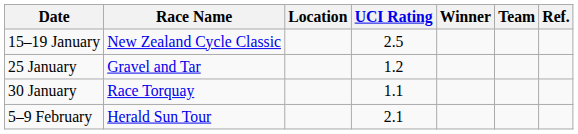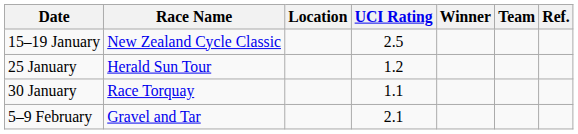(154, 66) Gravel and Tar -> (159, 66) Herald Sun Tour
(159, 116) Herald Sun Tour -> (154, 116) Gravel and Tar
